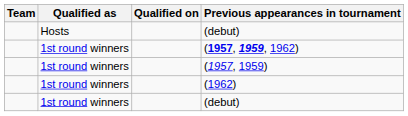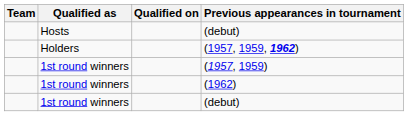+ row: (60, 48)
- row: (85, 48)
